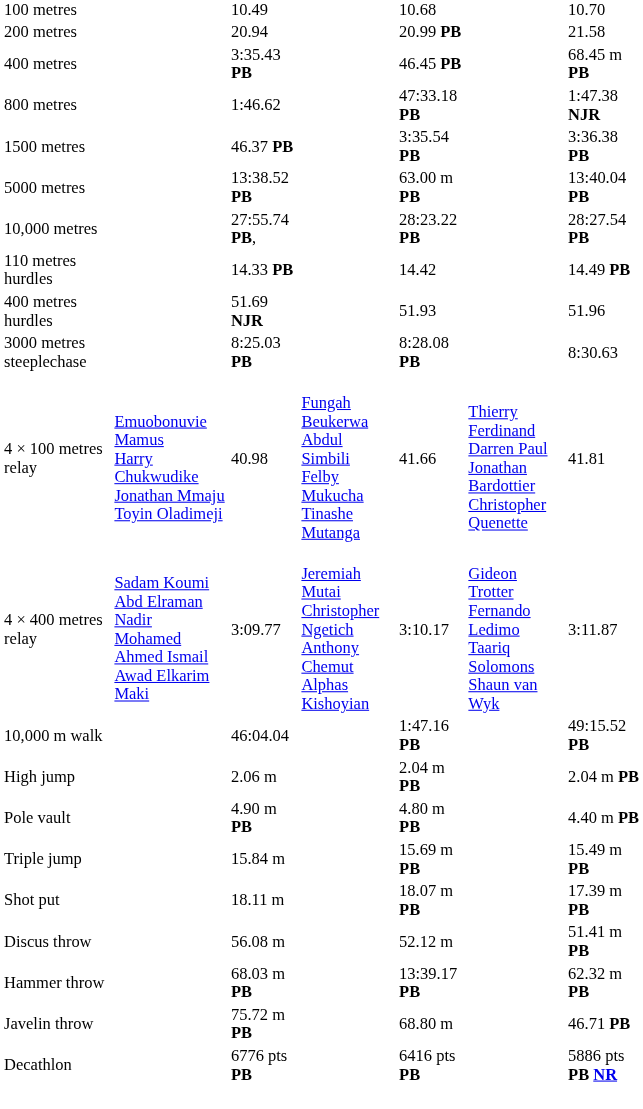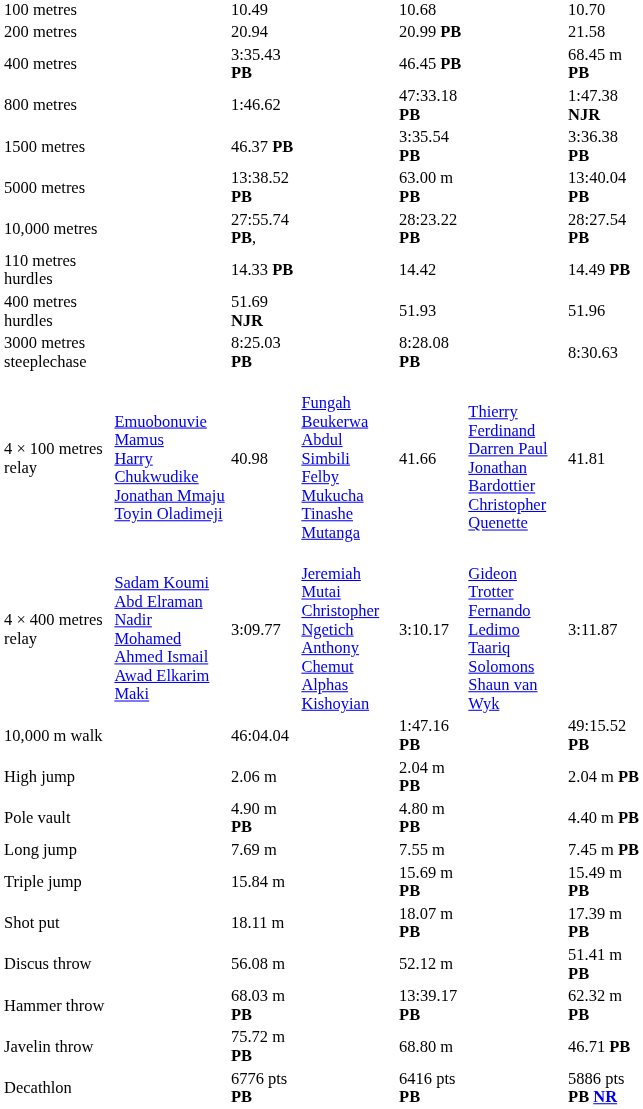+ row: (40, 849)
